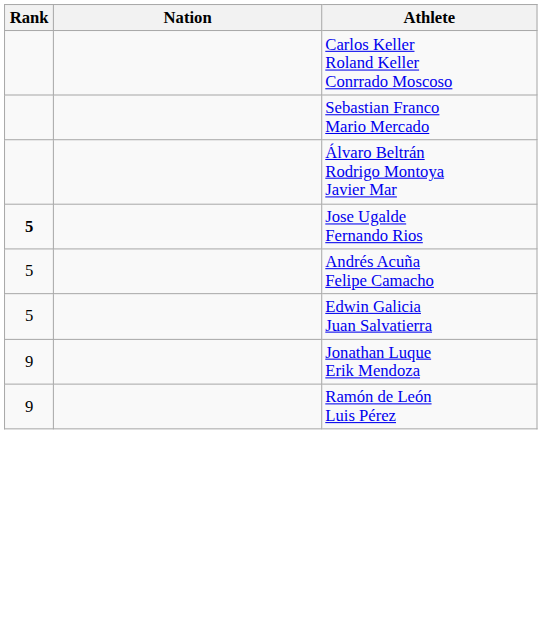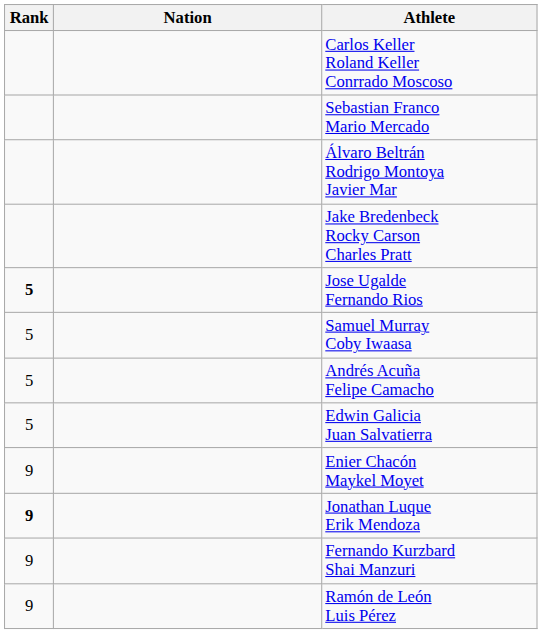+ row: (382, 235)
+ row: (377, 335)
+ row: (375, 470)
(29, 361) normal -> (29, 515) bold
+ row: (390, 560)
